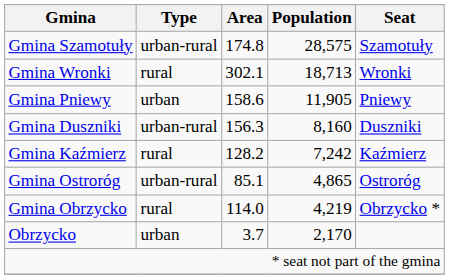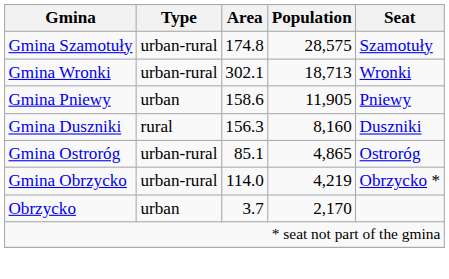(157, 72) rural -> (179, 72) urban-rural
(179, 126) urban-rural -> (157, 126) rural
- row: (67, 153)
(157, 208) rural -> (179, 180) urban-rural
